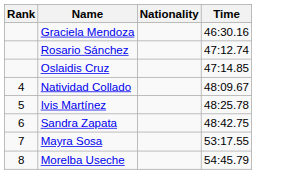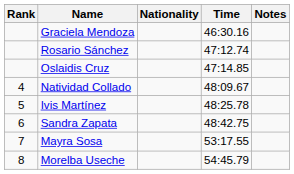+ column: (270, 14)
